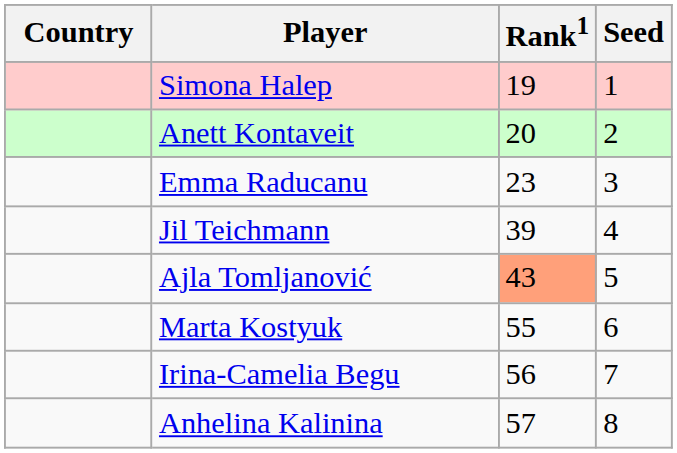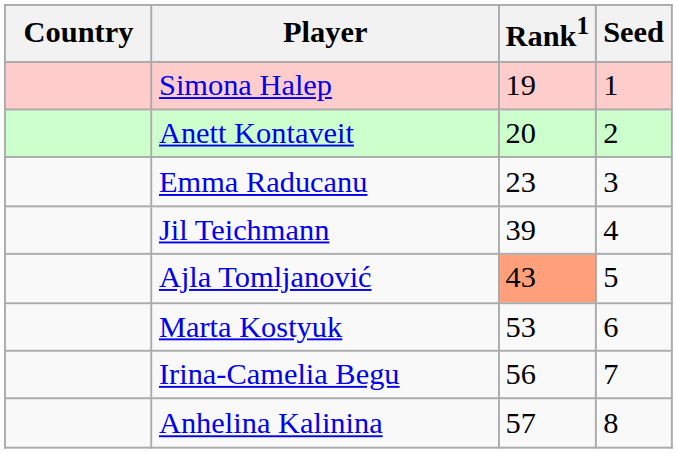(521, 326) 55 -> (521, 326) 53
